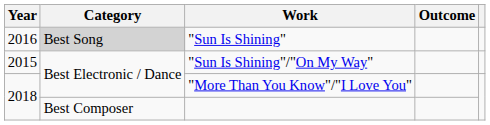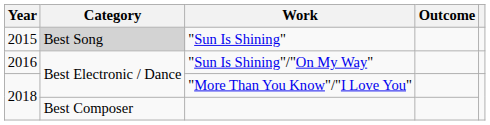(22, 39) 2016 -> (22, 39) 2015
(22, 62) 2015 -> (22, 62) 2016
